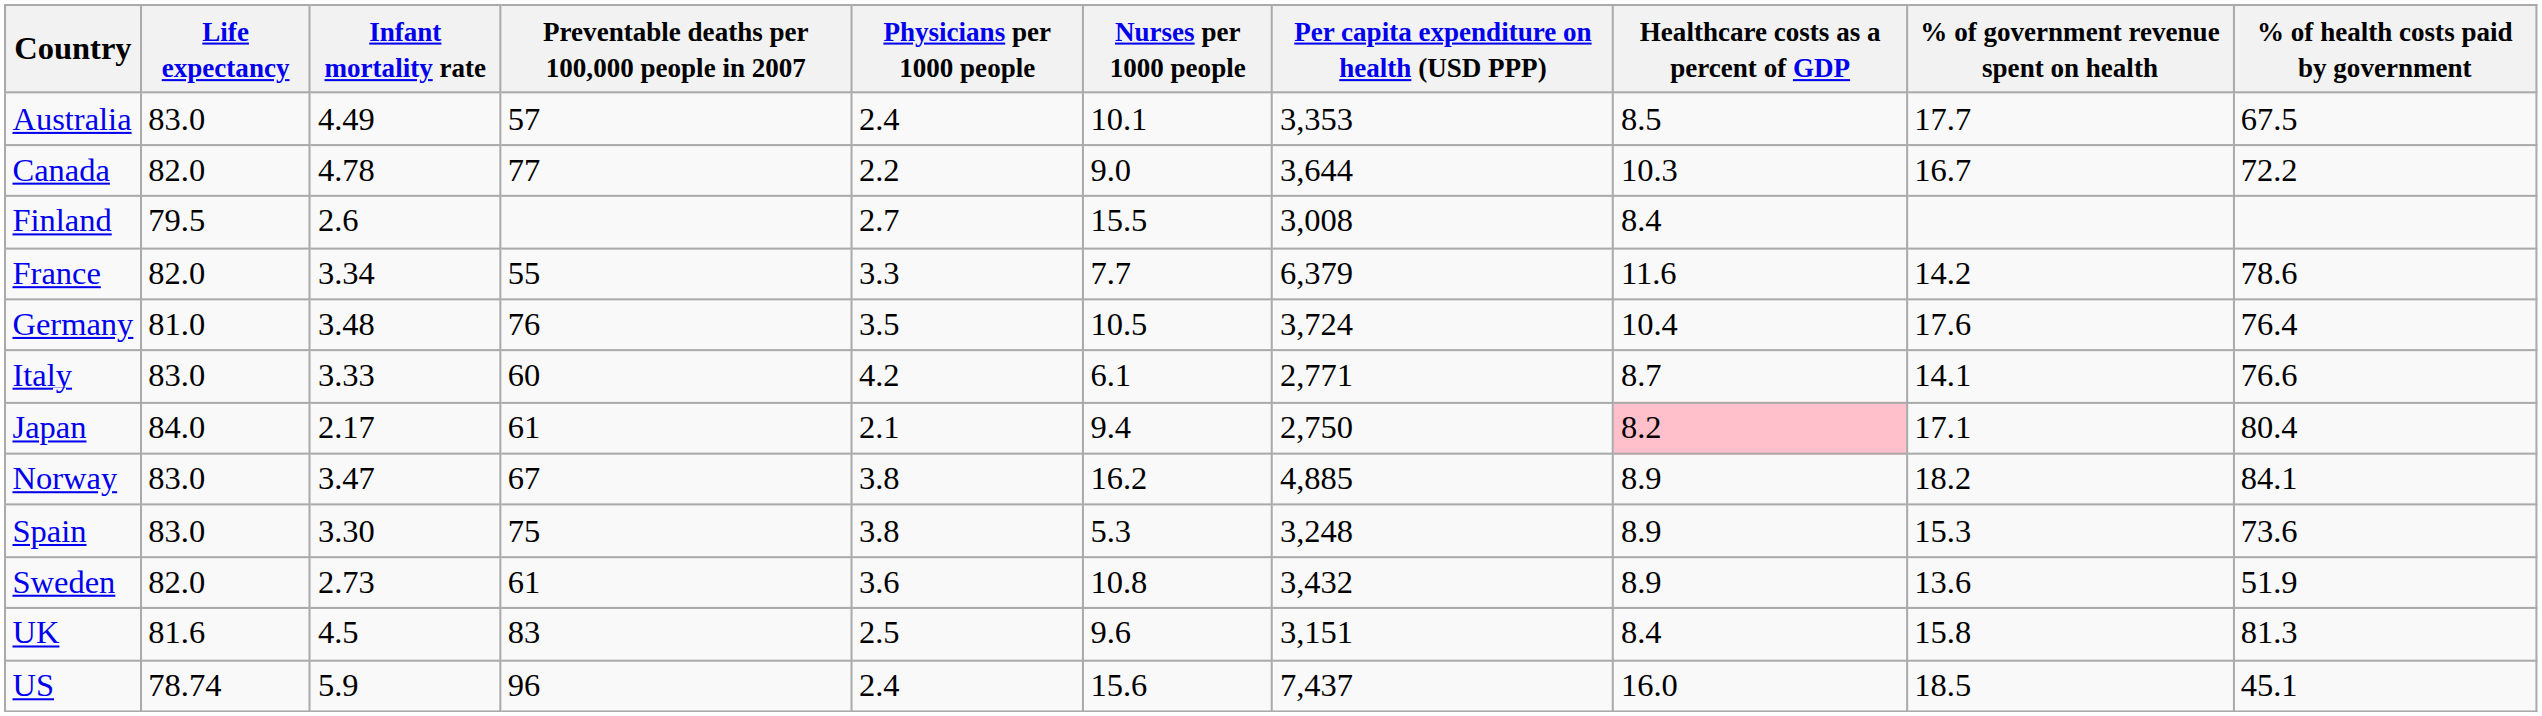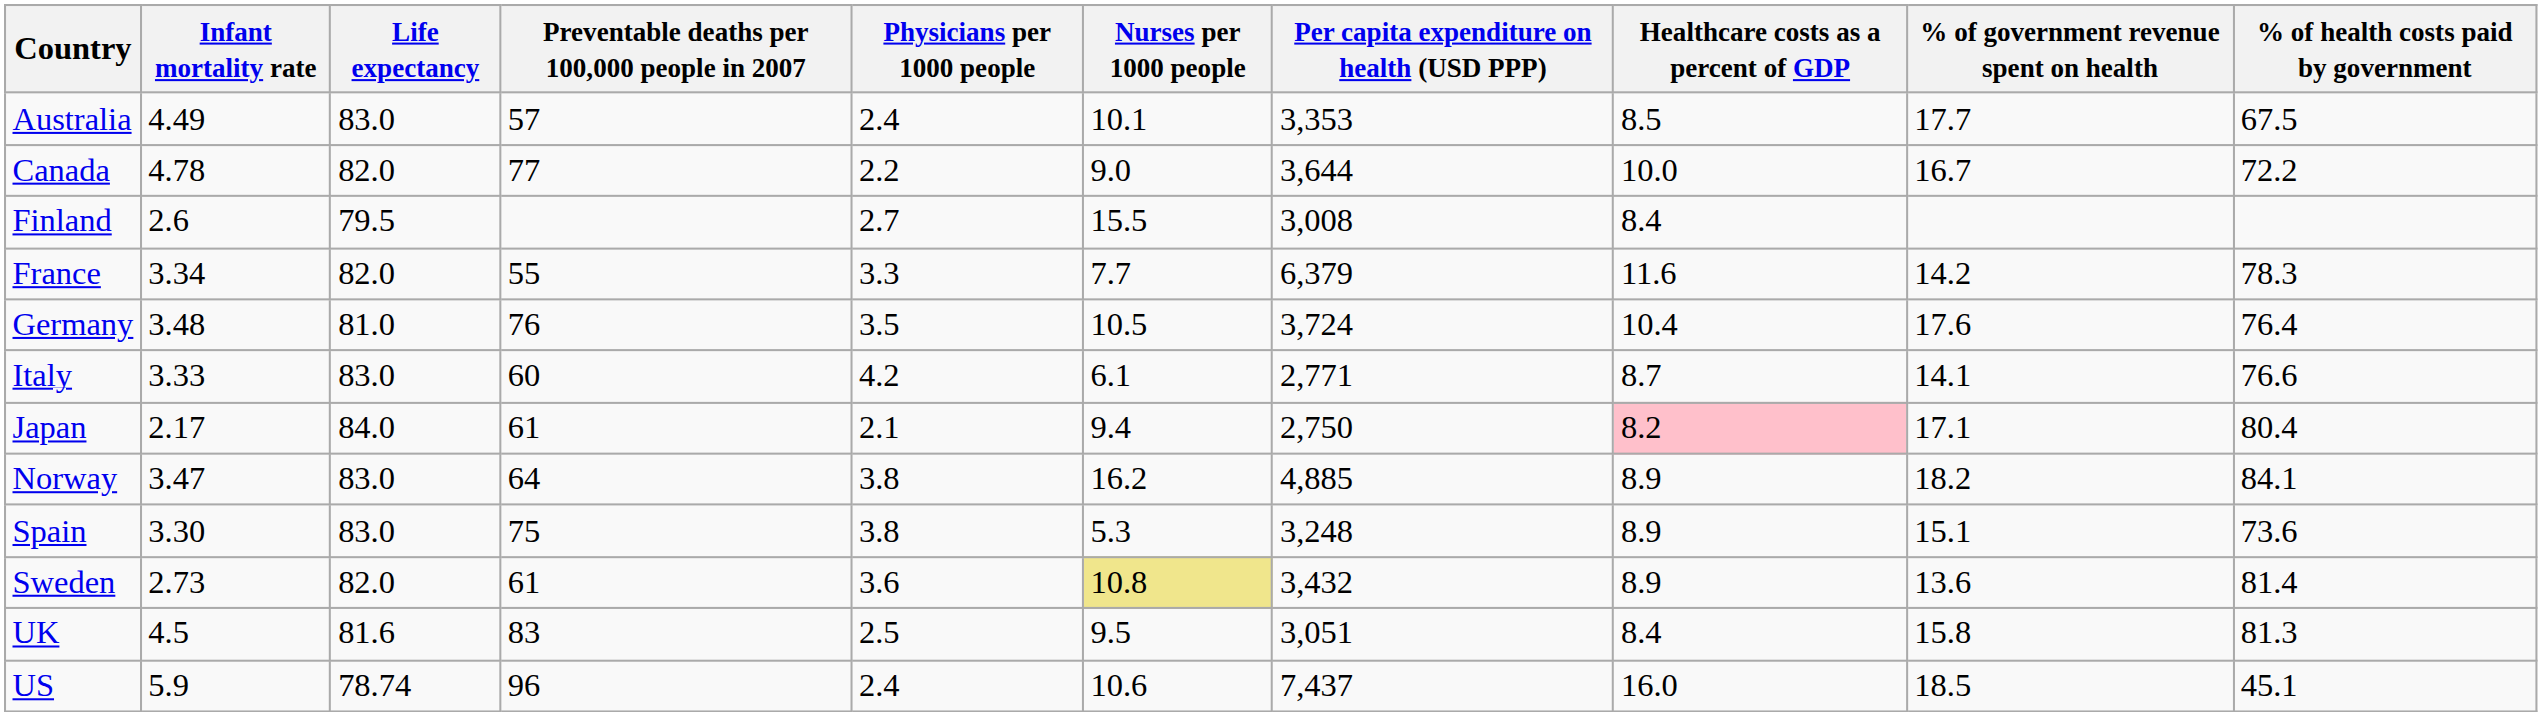columns swapped: (226, 50) <-> (405, 50)
(1649, 169) 10.3 -> (1649, 169) 10.0
(2269, 272) 78.6 -> (2269, 272) 78.3
(524, 478) 67 -> (524, 478) 64
(1943, 530) 15.3 -> (1943, 530) 15.1
(1119, 581) no background -> (1119, 581) khaki background
(2269, 581) 51.9 -> (2269, 581) 81.4
(1111, 633) 9.6 -> (1111, 633) 9.5
(1316, 633) 3,151 -> (1316, 633) 3,051
(1119, 684) 15.6 -> (1119, 684) 10.6
